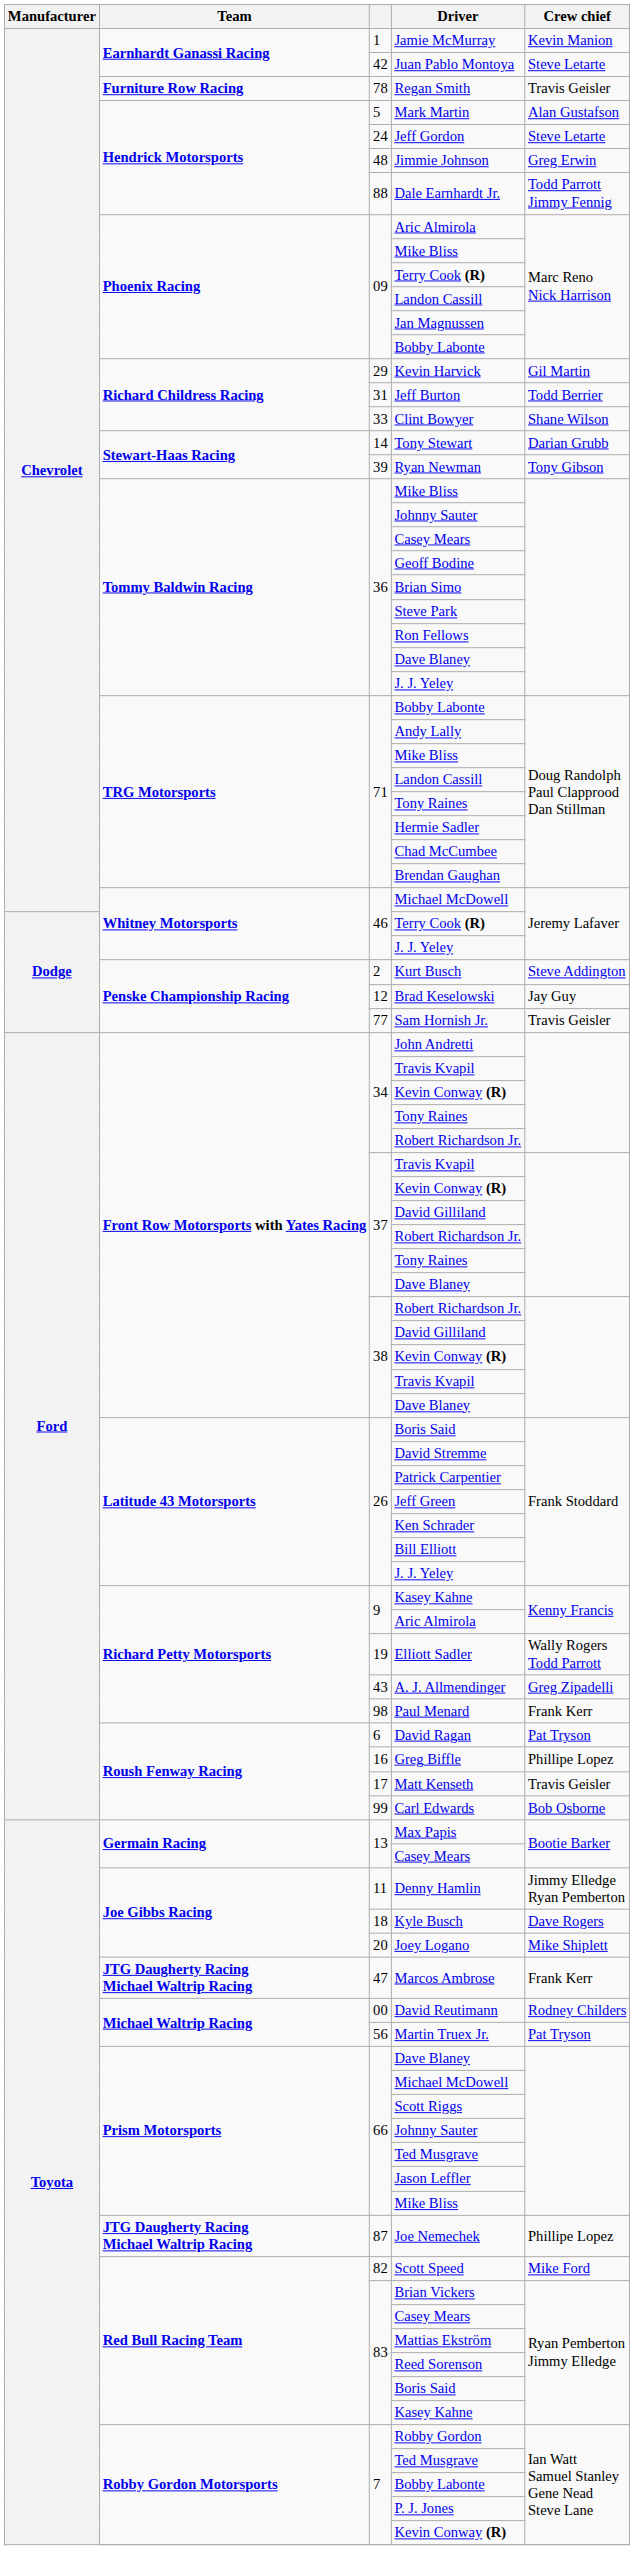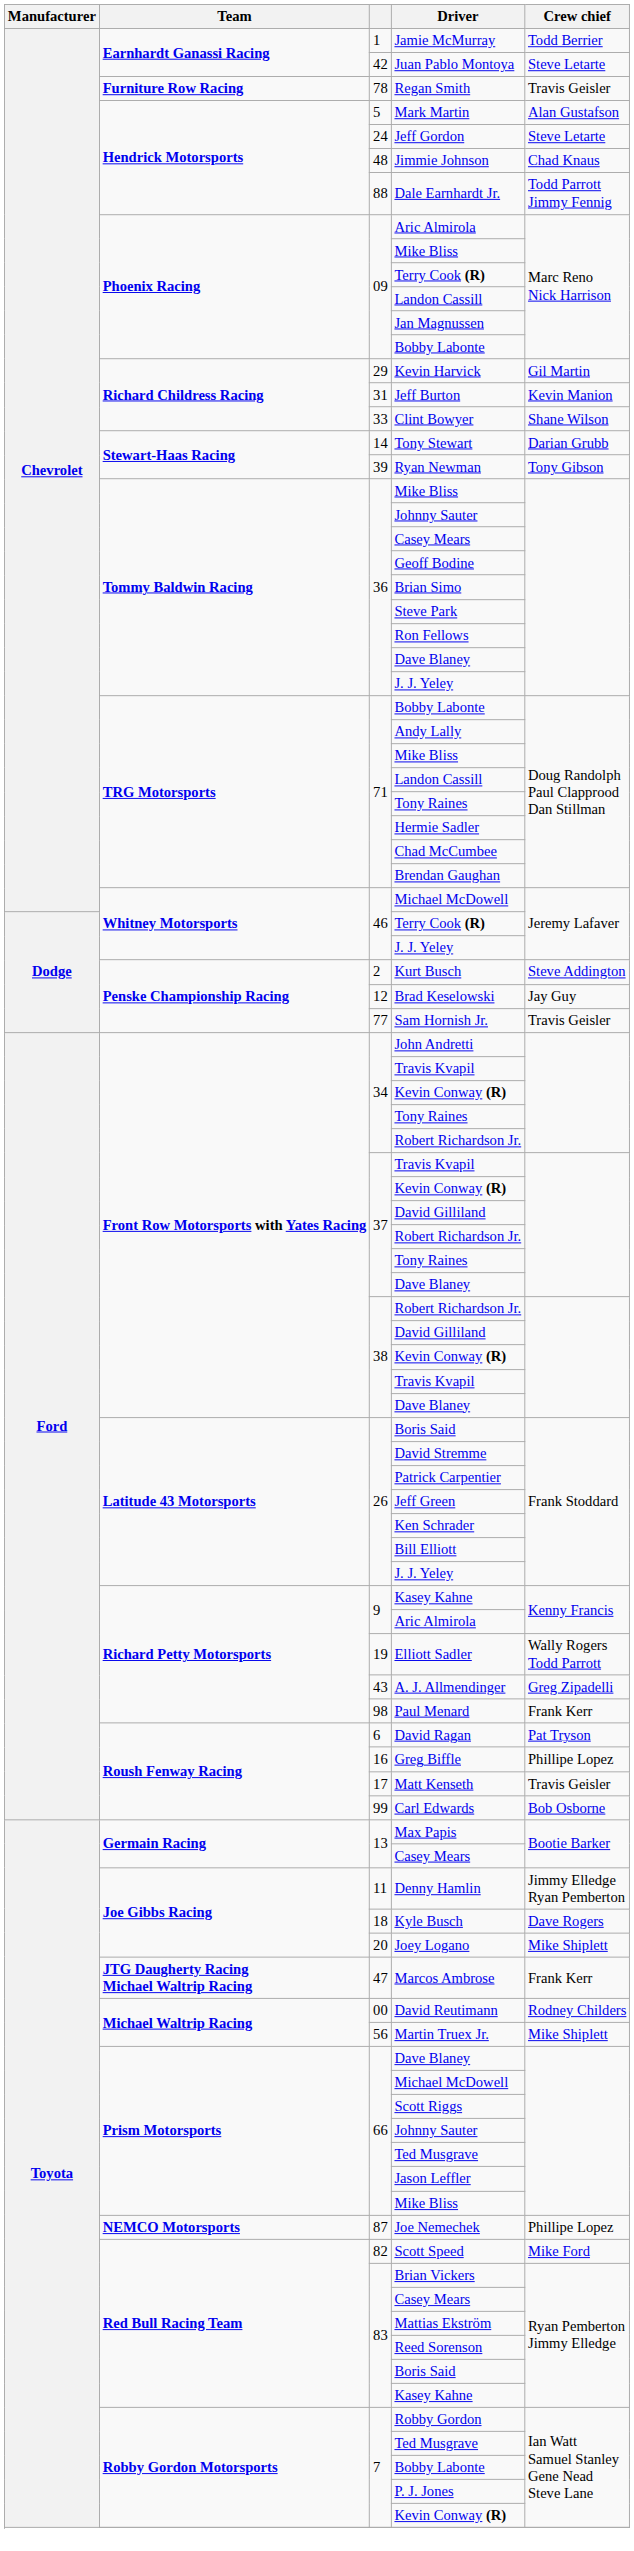(570, 40) Kevin Manion -> (565, 40) Todd Berrier
(562, 161) Greg Erwin -> (564, 161) Chad Knaus
(565, 394) Todd Berrier -> (570, 394) Kevin Manion
(559, 2034) Pat Tryson -> (568, 2034) Mike Shiplett
(177, 2235) JTG Daugherty Racing Michael Waltrip Racing -> (171, 2227) NEMCO Motorsports
